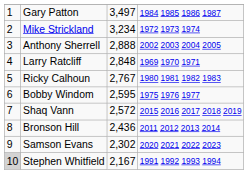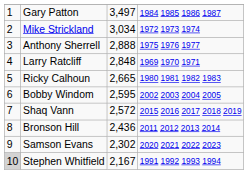(122, 29) 3,234 -> (122, 29) 3,034
(180, 46) 2002 2003 2004 2005 -> (170, 46) 1975 1976 1977
(122, 78) 2,767 -> (122, 78) 2,665
(170, 95) 1975 1976 1977 -> (180, 95) 2002 2003 2004 2005
